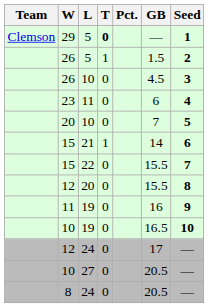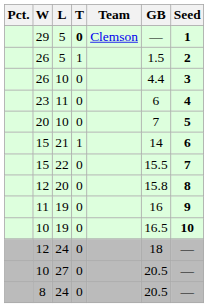columns swapped: (31, 15) <-> (127, 15)
(156, 79) 4.5 -> (156, 79) 4.4
(156, 185) 15.5 -> (156, 185) 15.8
(156, 249) 17 -> (156, 249) 18
